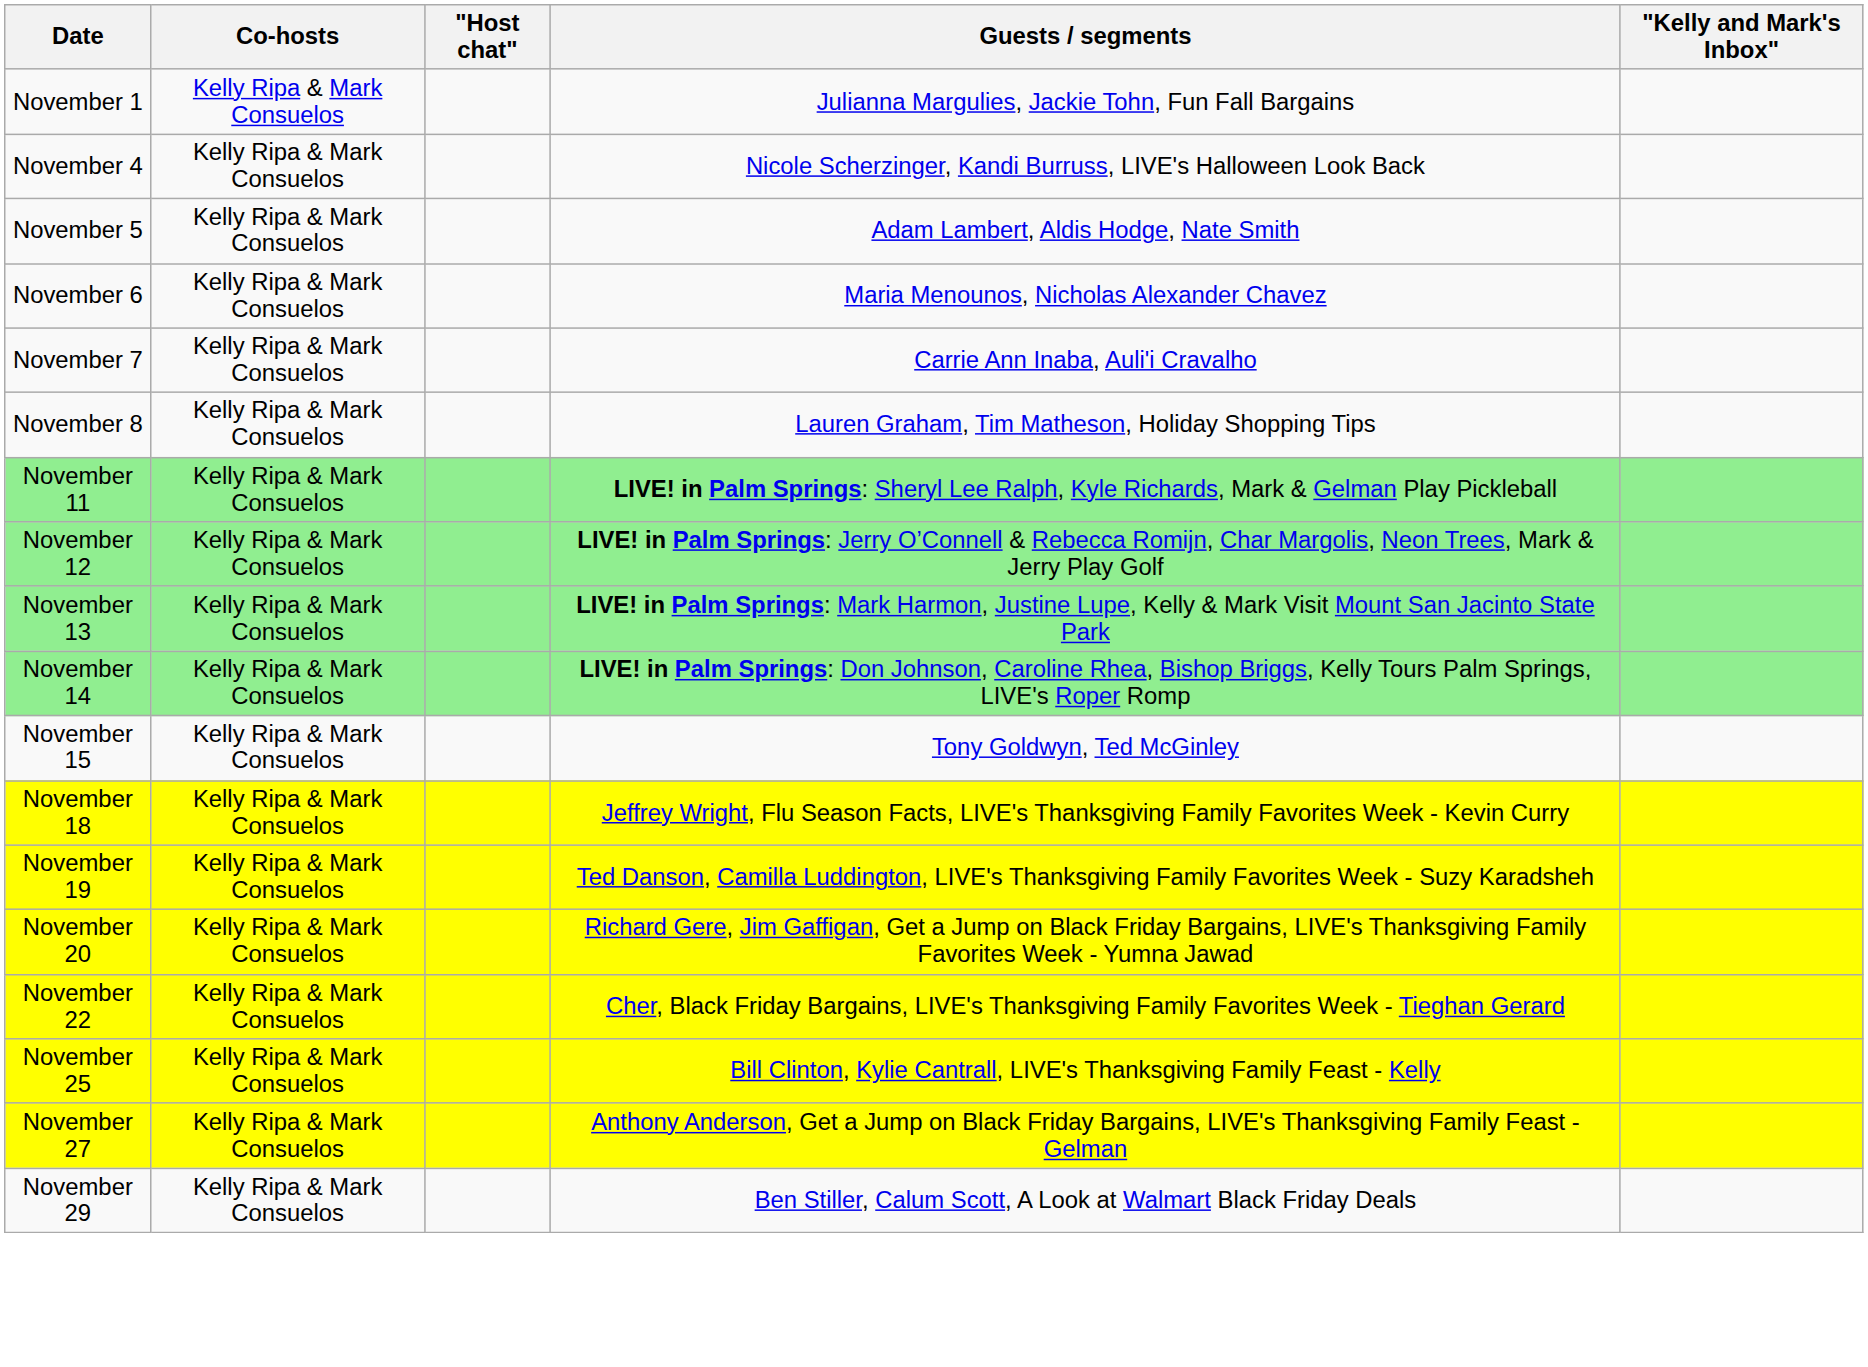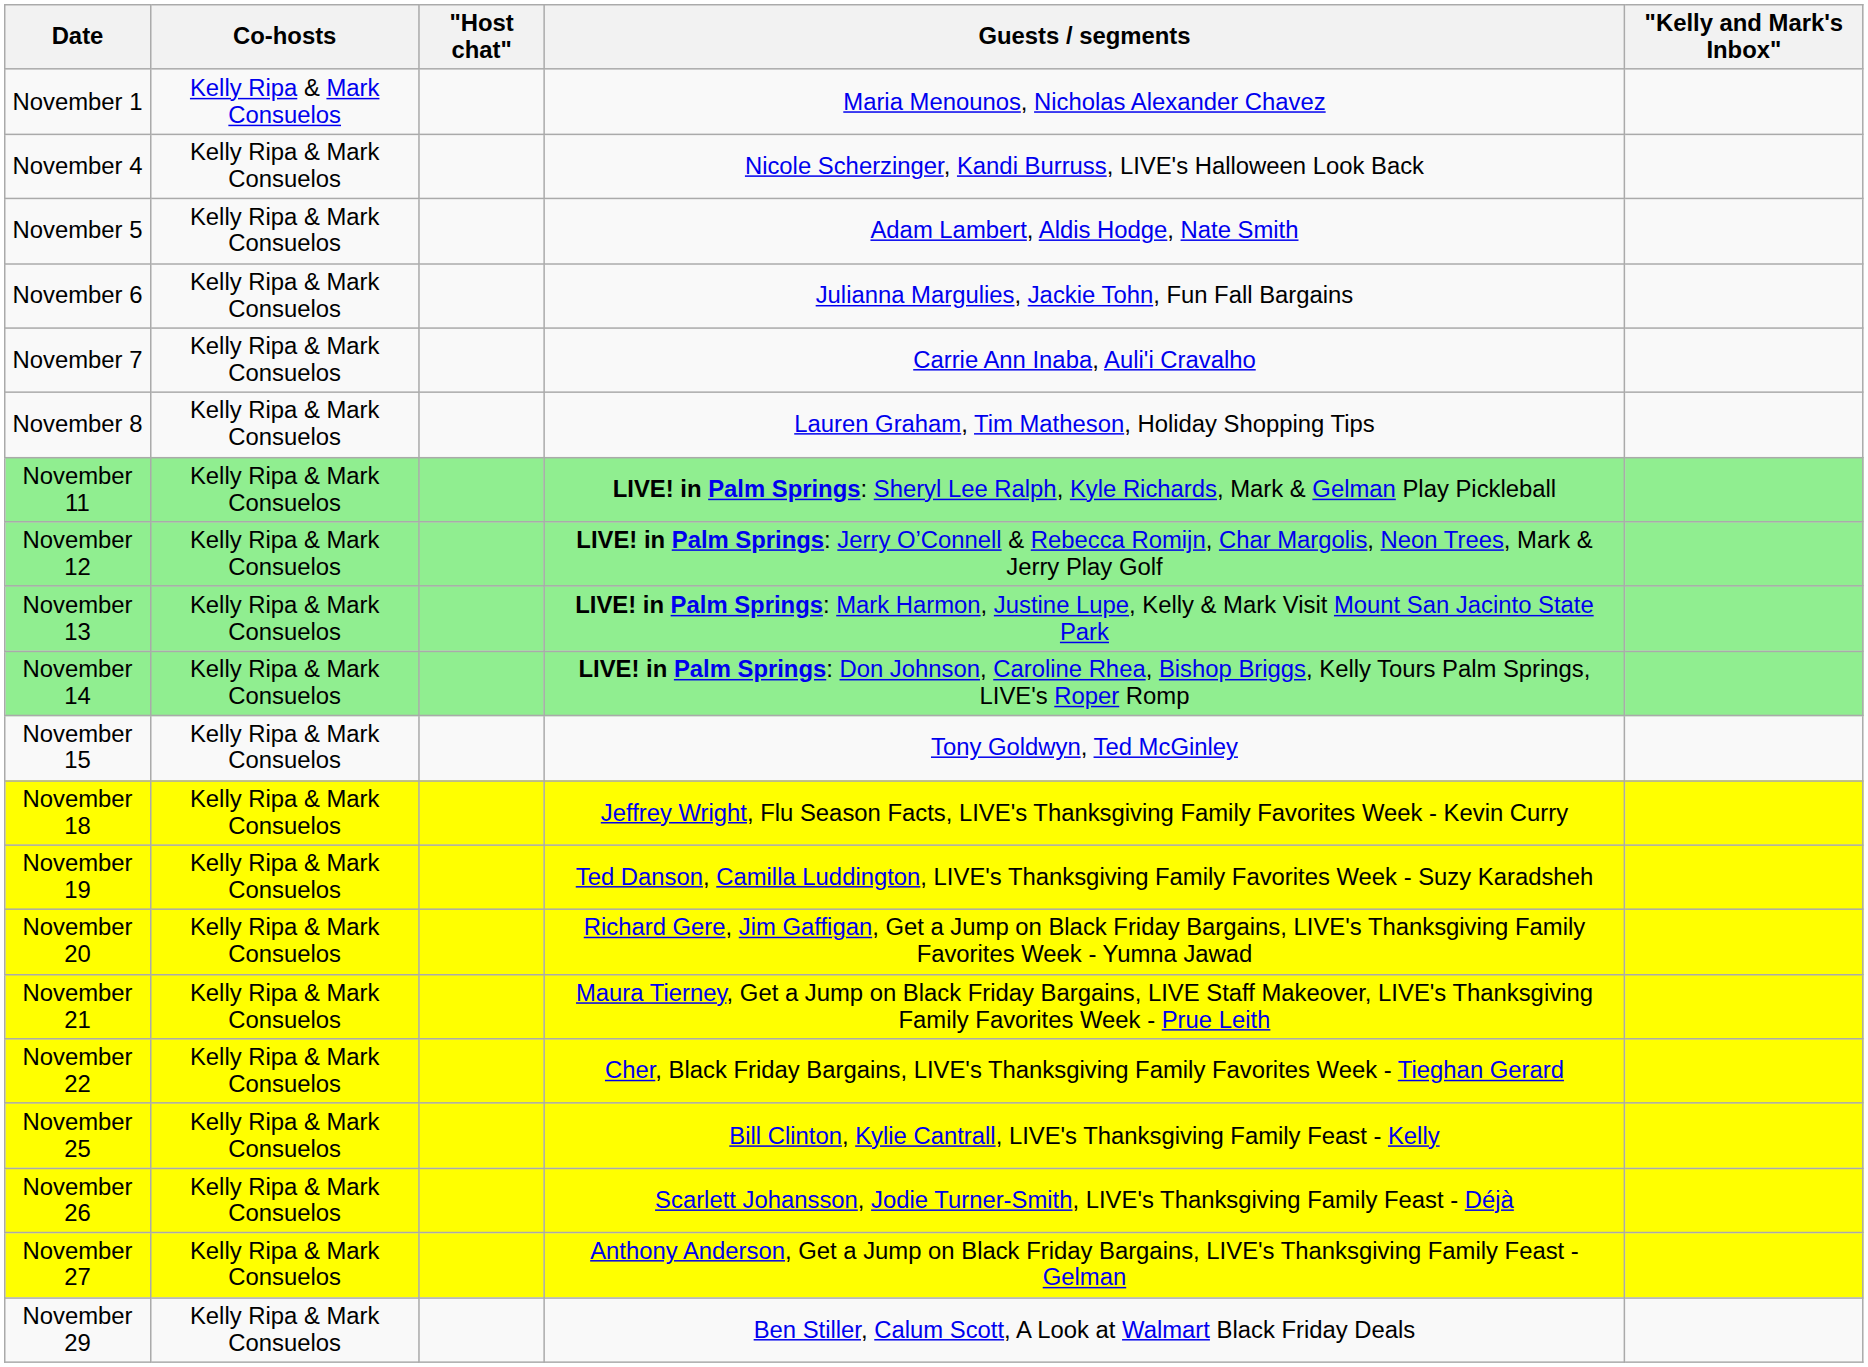(1085, 101) Julianna Margulies, Jackie Tohn, Fun Fall Bargains -> (1084, 101) Maria Menounos, Nicholas Alexander Chavez
(1085, 295) Maria Menounos, Nicholas Alexander Chavez -> (1084, 295) Julianna Margulies, Jackie Tohn, Fun Fall Bargains
+ row: (77, 1006)
+ row: (77, 1200)
